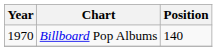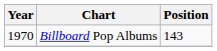(173, 35) 140 -> (173, 35) 143
